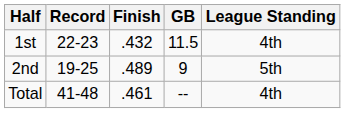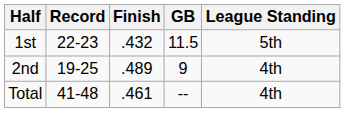(271, 42) 4th -> (271, 42) 5th
(271, 68) 5th -> (271, 68) 4th
